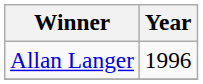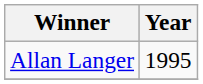(168, 60) 1996 -> (168, 60) 1995
